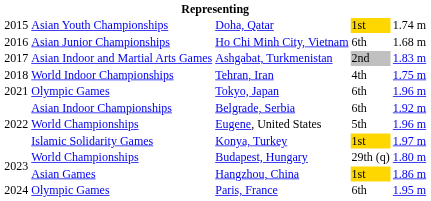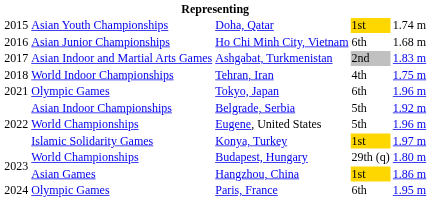(359, 108) 6th -> (359, 108) 5th
